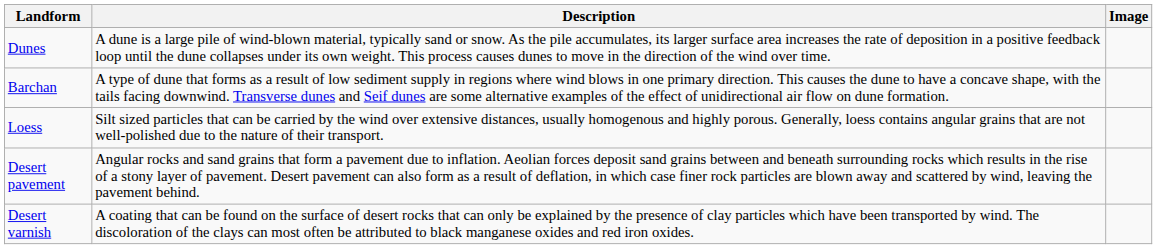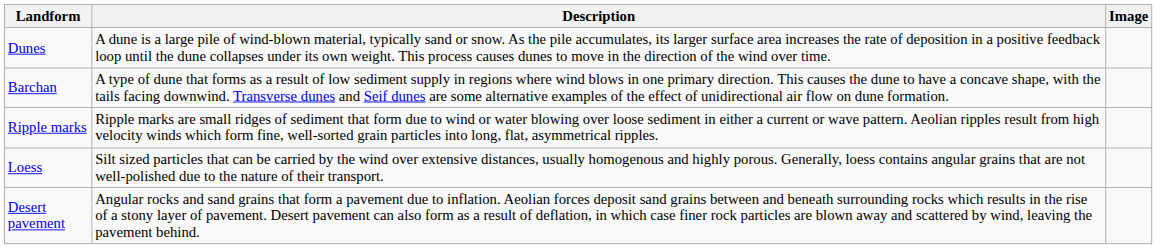+ row: (47, 127)
- row: (30, 223)
